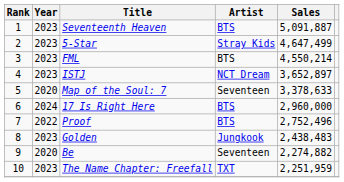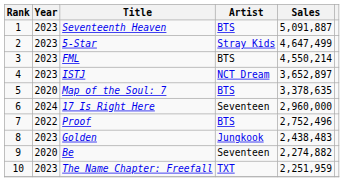(243, 91) Seventeen -> (226, 91) BTS
(306, 91) 3,378,633 -> (306, 91) 3,378,635
(226, 106) BTS -> (243, 106) Seventeen
